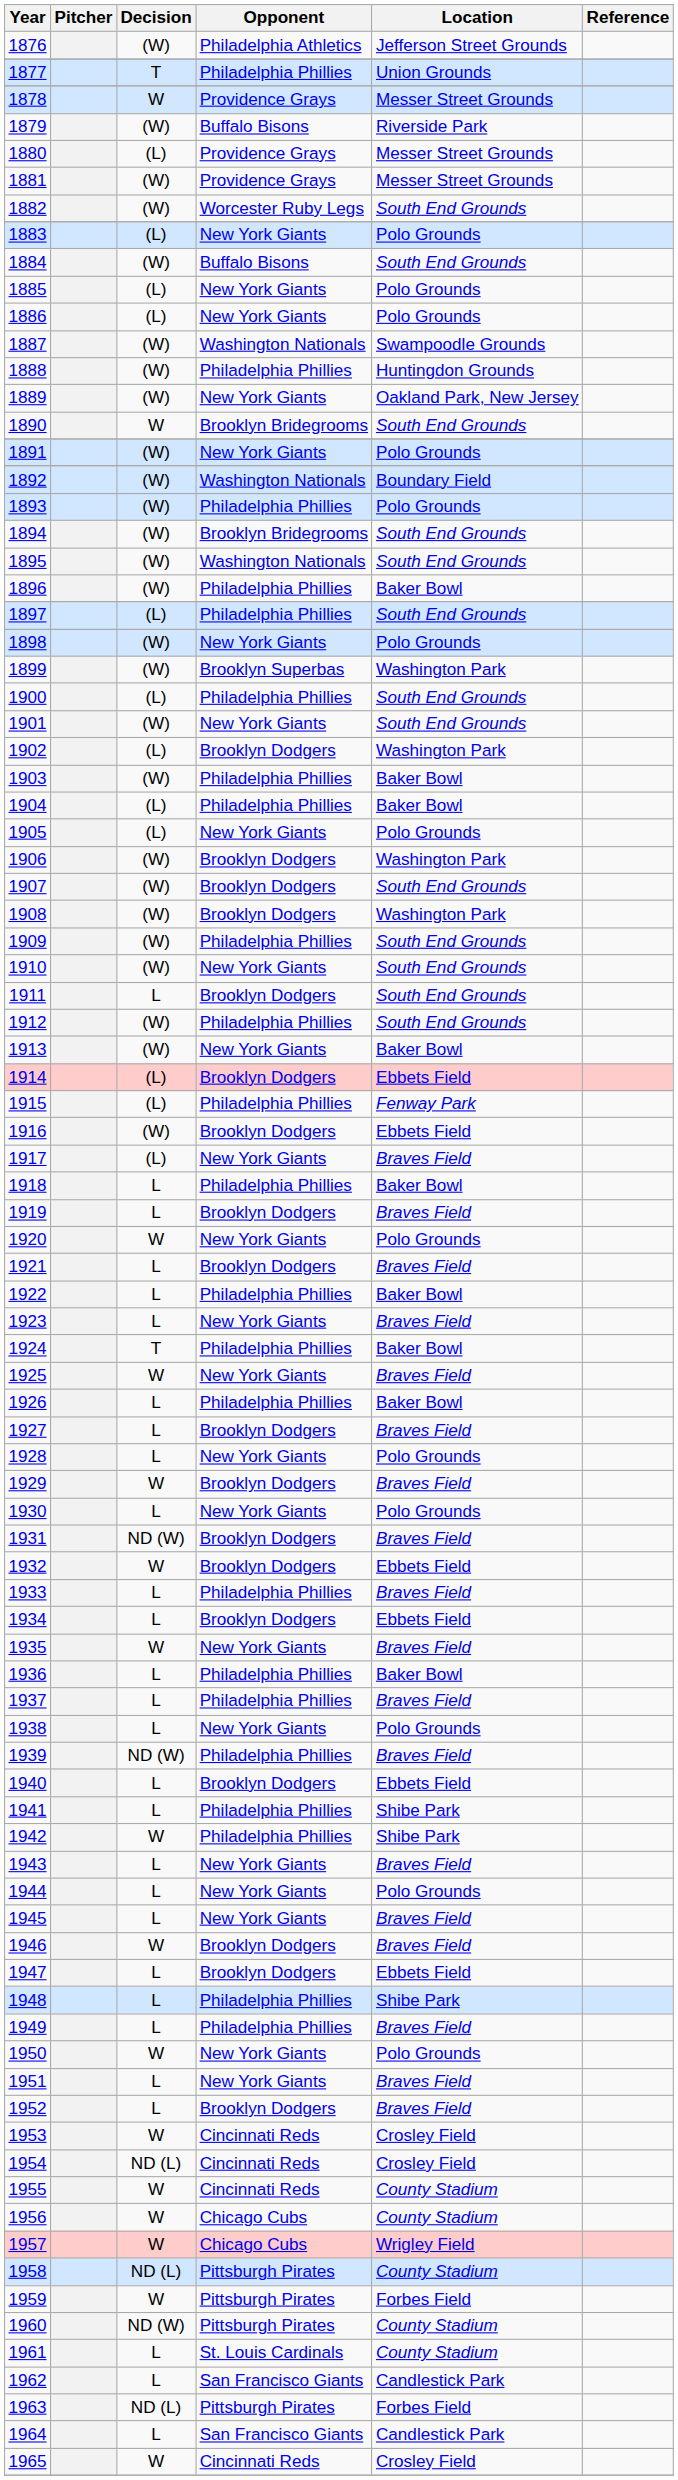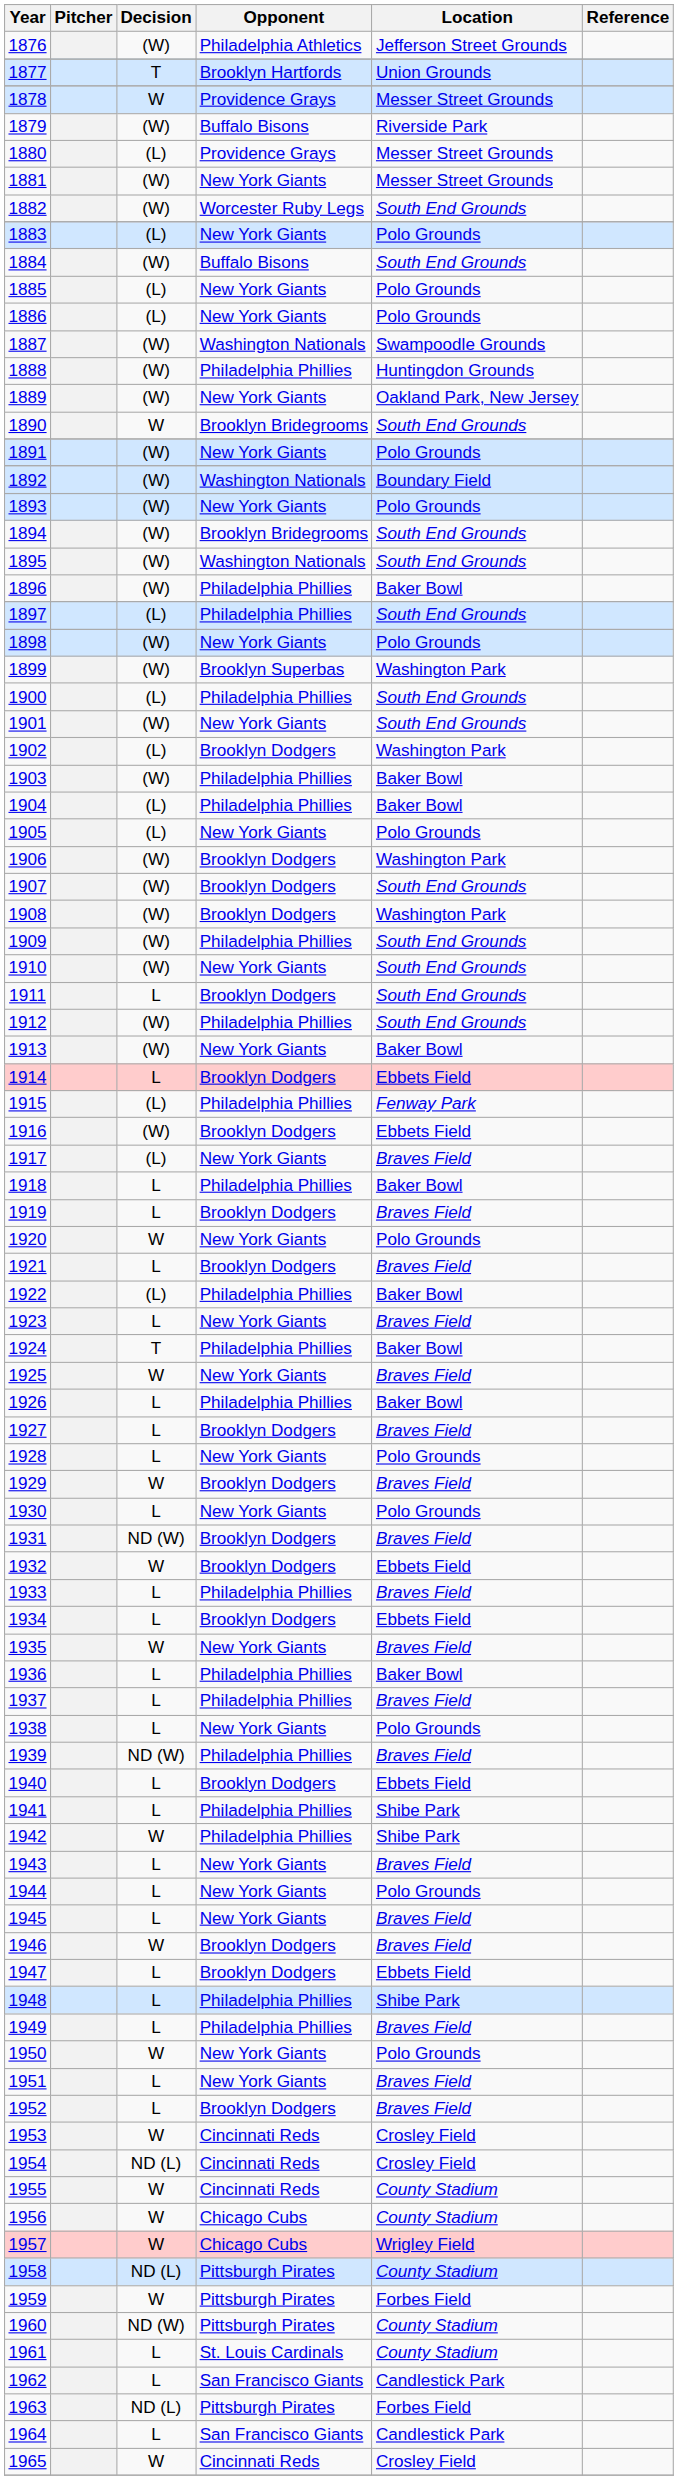(276, 72) Philadelphia Phillies -> (271, 72) Brooklyn Hartfords
(268, 180) Providence Grays -> (263, 180) New York Giants
(276, 506) Philadelphia Phillies -> (263, 506) New York Giants
(156, 1076) (L) -> (156, 1076) L
(156, 1294) L -> (156, 1294) (L)
